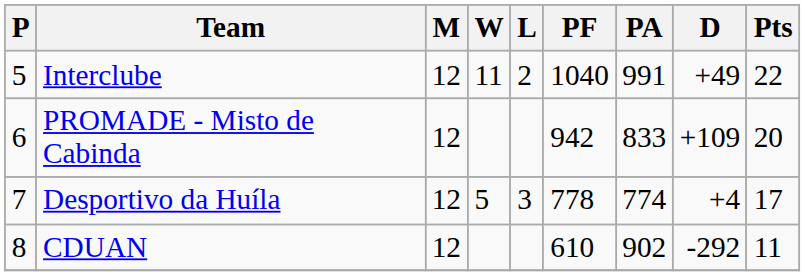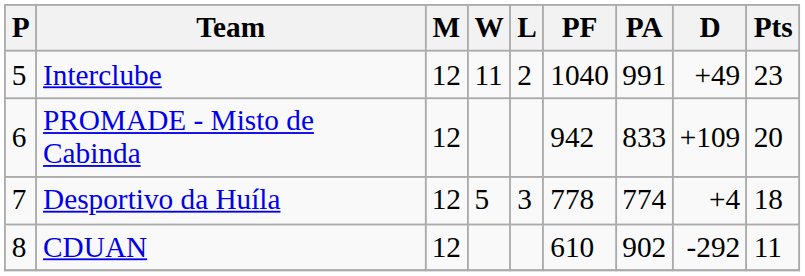(768, 74) 22 -> (768, 74) 23
(768, 199) 17 -> (768, 199) 18
